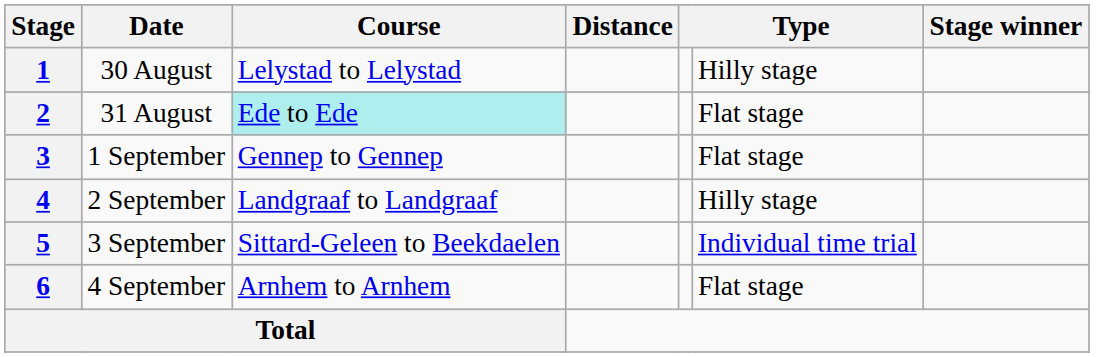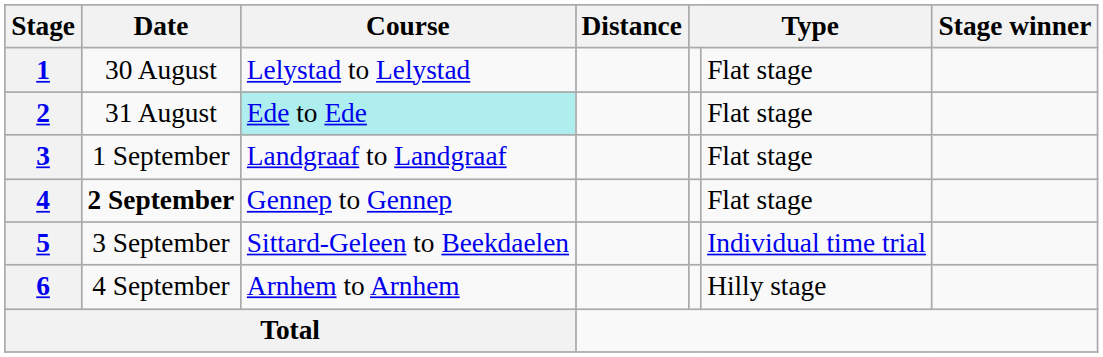(758, 69) Hilly stage -> (760, 69) Flat stage
(340, 156) Gennep to Gennep -> (377, 156) Landgraaf to Landgraaf
(156, 199) normal -> (161, 199) bold
(368, 199) Landgraaf to Landgraaf -> (349, 199) Gennep to Gennep
(758, 199) Hilly stage -> (760, 199) Flat stage
(751, 286) Flat stage -> (767, 286) Hilly stage
